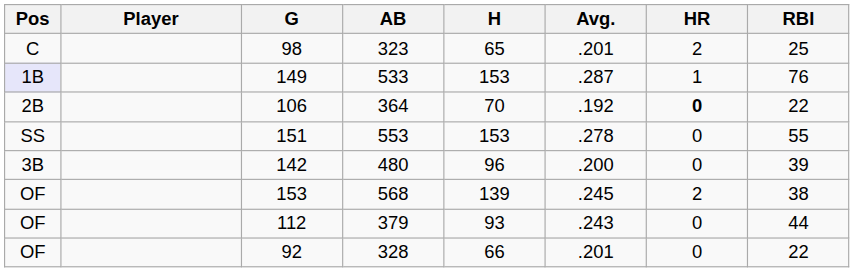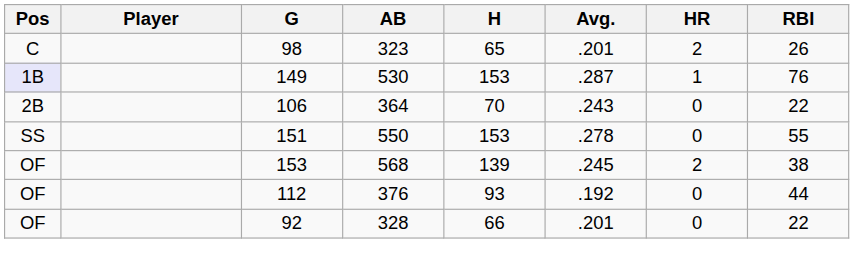(798, 48) 25 -> (798, 48) 26
(393, 77) 533 -> (393, 77) 530
(596, 106) .192 -> (596, 106) .243
(697, 106) bold -> (697, 106) normal
(393, 135) 553 -> (393, 135) 550
- row: (292, 164)
(393, 223) 379 -> (393, 194) 376
(596, 223) .243 -> (596, 194) .192
